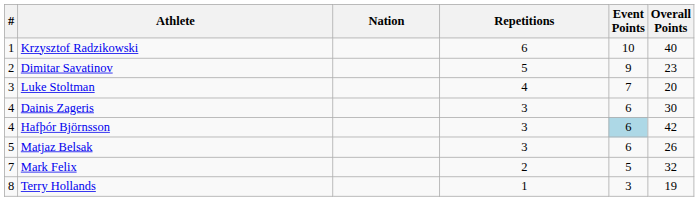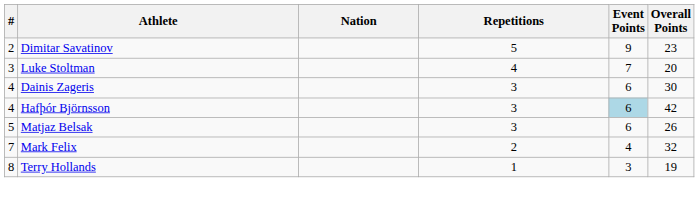- row: (80, 48)
(628, 166) 5 -> (628, 147) 4
